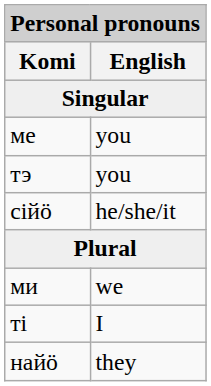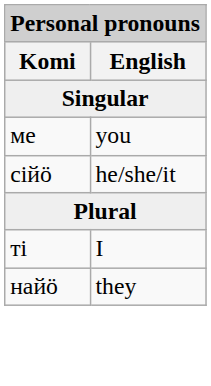- row: (21, 173)
- row: (24, 286)
